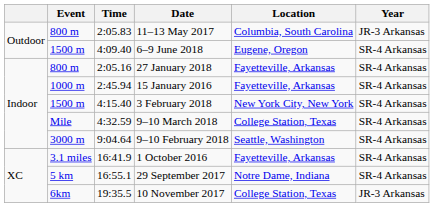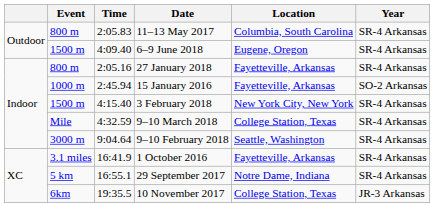(392, 31) JR-3 Arkansas -> (393, 31) SR-4 Arkansas
(393, 85) SR-4 Arkansas -> (393, 85) SO-2 Arkansas
